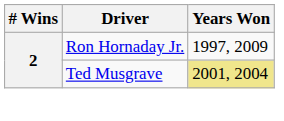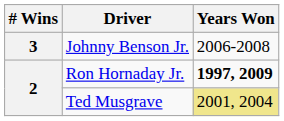+ row: (127, 46)
(230, 46) normal -> (235, 74) bold
